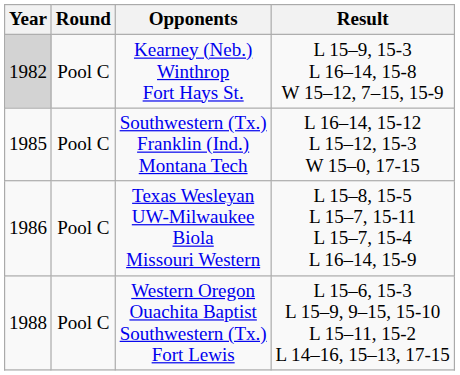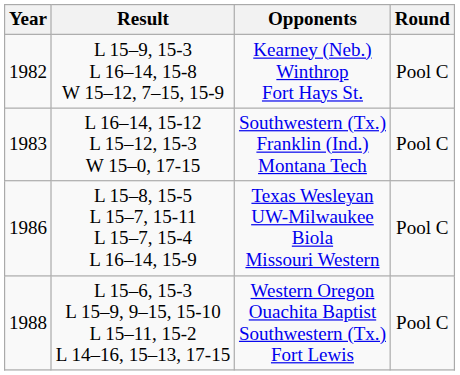columns swapped: (83, 19) <-> (363, 19)
(28, 71) lightgrey background -> (28, 71) no background
(28, 144) 1985 -> (28, 144) 1983
